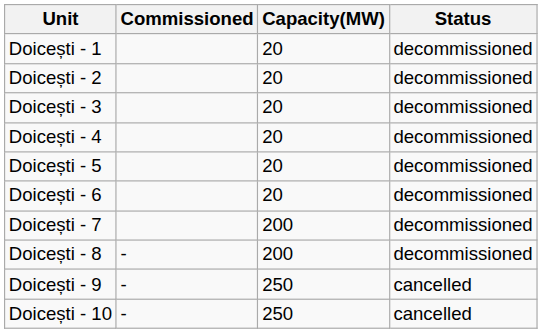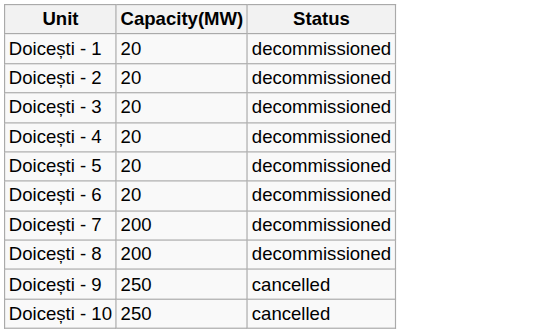- column: (187, 19)
